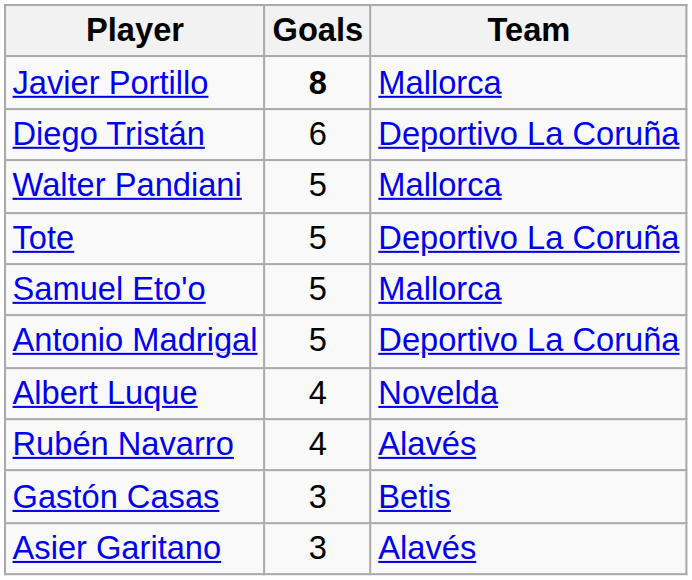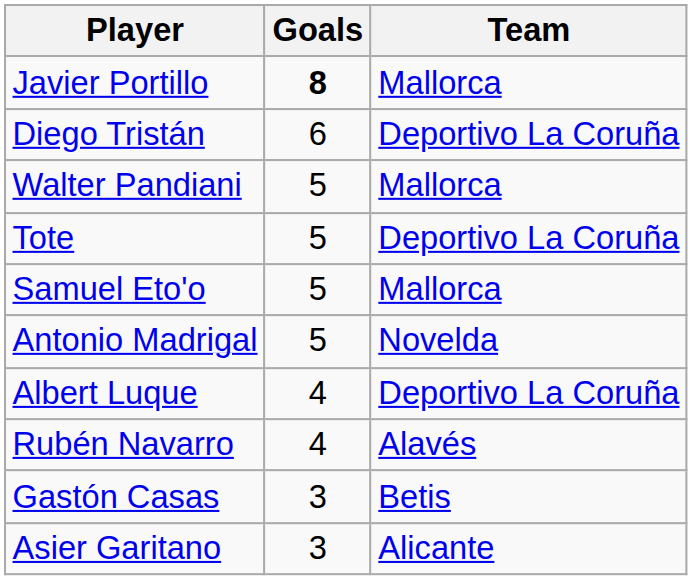(529, 340) Deportivo La Coruña -> (438, 340) Novelda
(438, 392) Novelda -> (529, 392) Deportivo La Coruña
(427, 548) Alavés -> (436, 548) Alicante
